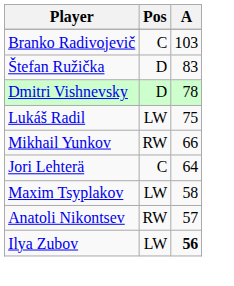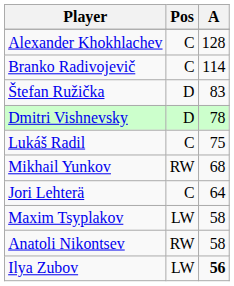+ row: (85, 42)
(186, 42) 103 -> (214, 67) 114
(156, 117) LW -> (189, 142) C
(190, 142) 66 -> (218, 167) 68
(190, 218) 57 -> (218, 243) 58
